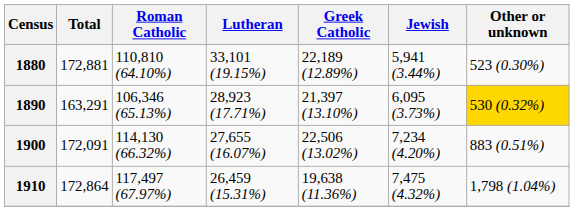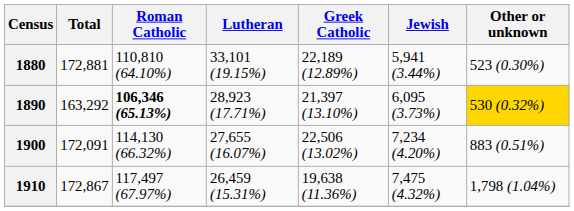(84, 105) 163,291 -> (84, 105) 163,292
(143, 105) normal -> (143, 105) bold
(84, 186) 172,864 -> (84, 186) 172,867
